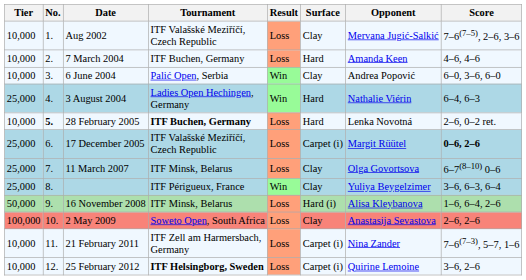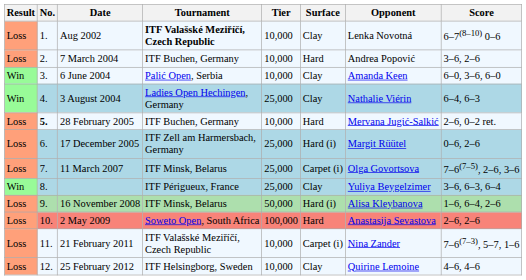columns swapped: (284, 12) <-> (24, 12)
(198, 35) normal -> (195, 35) bold
(393, 35) Mervana Jugić-Salkić -> (380, 35) Lenka Novotná
(482, 35) 7–6(7–5), 2–6, 3–6 -> (472, 35) 6–7(8–10) 0–6
(378, 58) Amanda Keen -> (381, 58) Andrea Popović
(462, 58) 4–6, 4–6 -> (462, 58) 3–6, 2–6
(381, 75) Andrea Popović -> (378, 75) Amanda Keen
(313, 98) Hard -> (313, 98) Clay
(201, 120) bold -> (192, 120) normal
(380, 120) Lenka Novotná -> (393, 120) Mervana Jugić-Salkić
(198, 143) ITF Valašské Meziříčí, Czech Republic -> (200, 143) ITF Zell am Harmersbach, Germany
(323, 143) Carpet (i) -> (319, 143) Hard (i)
(462, 143) bold -> (462, 143) normal
(313, 168) Clay -> (323, 168) Carpet (i)
(472, 168) 6–7(8–10) 0–6 -> (482, 168) 7–6(7–5), 2–6, 3–6
(313, 220) Clay -> (313, 220) Hard
(206, 243) ITF Zell am Harmersbach, Germany -> (192, 243) ITF Valašské Meziříčí, Czech Republic
(207, 265) bold -> (199, 265) normal
(323, 265) Carpet (i) -> (313, 265) Clay
(462, 265) 3–6, 2–6 -> (462, 265) 4–6, 4–6
